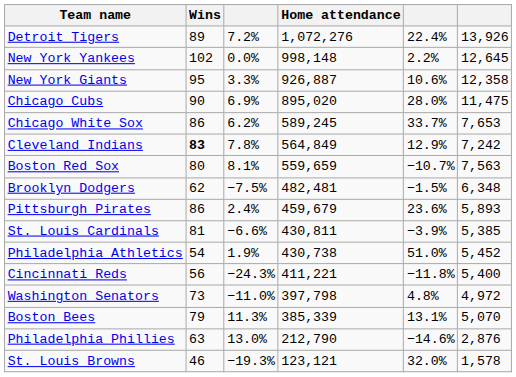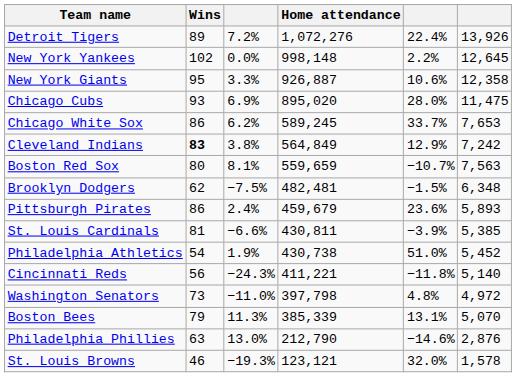(197, 102) 90 -> (197, 102) 93
(243, 145) 7.8% -> (243, 145) 3.8%
(481, 275) 5,400 -> (481, 275) 5,140
